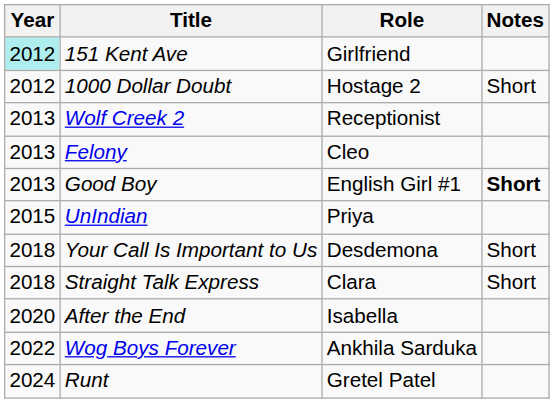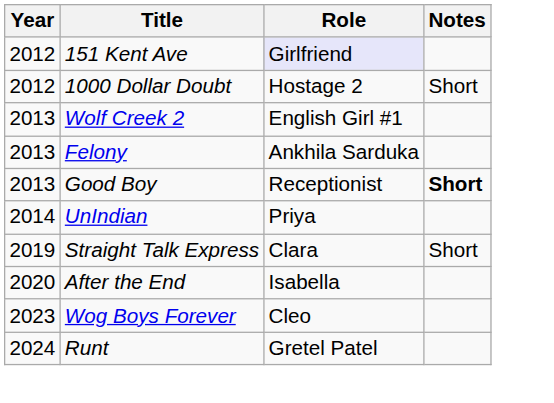(32, 53) paleturquoise background -> (32, 53) no background
(369, 53) no background -> (310, 53) lavender background
(384, 119) Receptionist -> (336, 119) English Girl #1
(348, 151) Cleo -> (344, 151) Ankhila Sarduka
(394, 184) English Girl #1 -> (325, 184) Receptionist
(32, 217) 2015 -> (32, 217) 2014
- row: (191, 250)
(32, 282) 2018 -> (32, 250) 2019
(32, 348) 2022 -> (32, 315) 2023
(402, 348) Ankhila Sarduka -> (290, 315) Cleo
